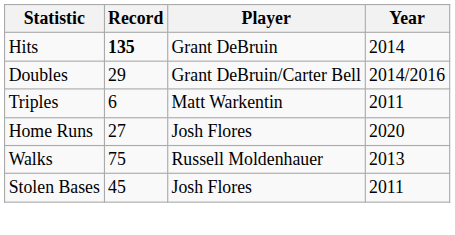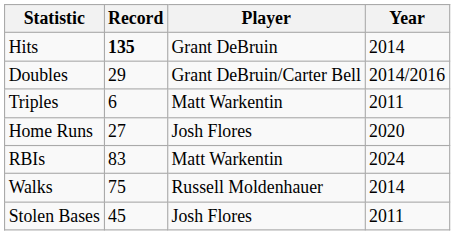+ row: (27, 159)
(387, 159) 2013 -> (387, 187) 2014
